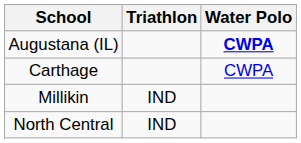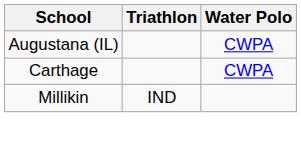(249, 44) bold -> (249, 44) normal
- row: (63, 124)
